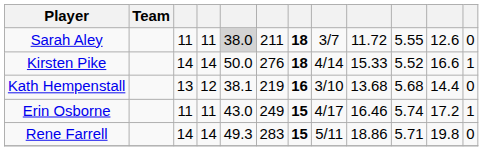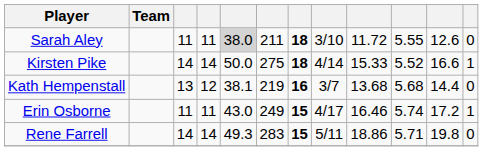(329, 39) 3/7 -> (329, 39) 3/10
(272, 63) 276 -> (272, 63) 275
(329, 87) 3/10 -> (329, 87) 3/7
